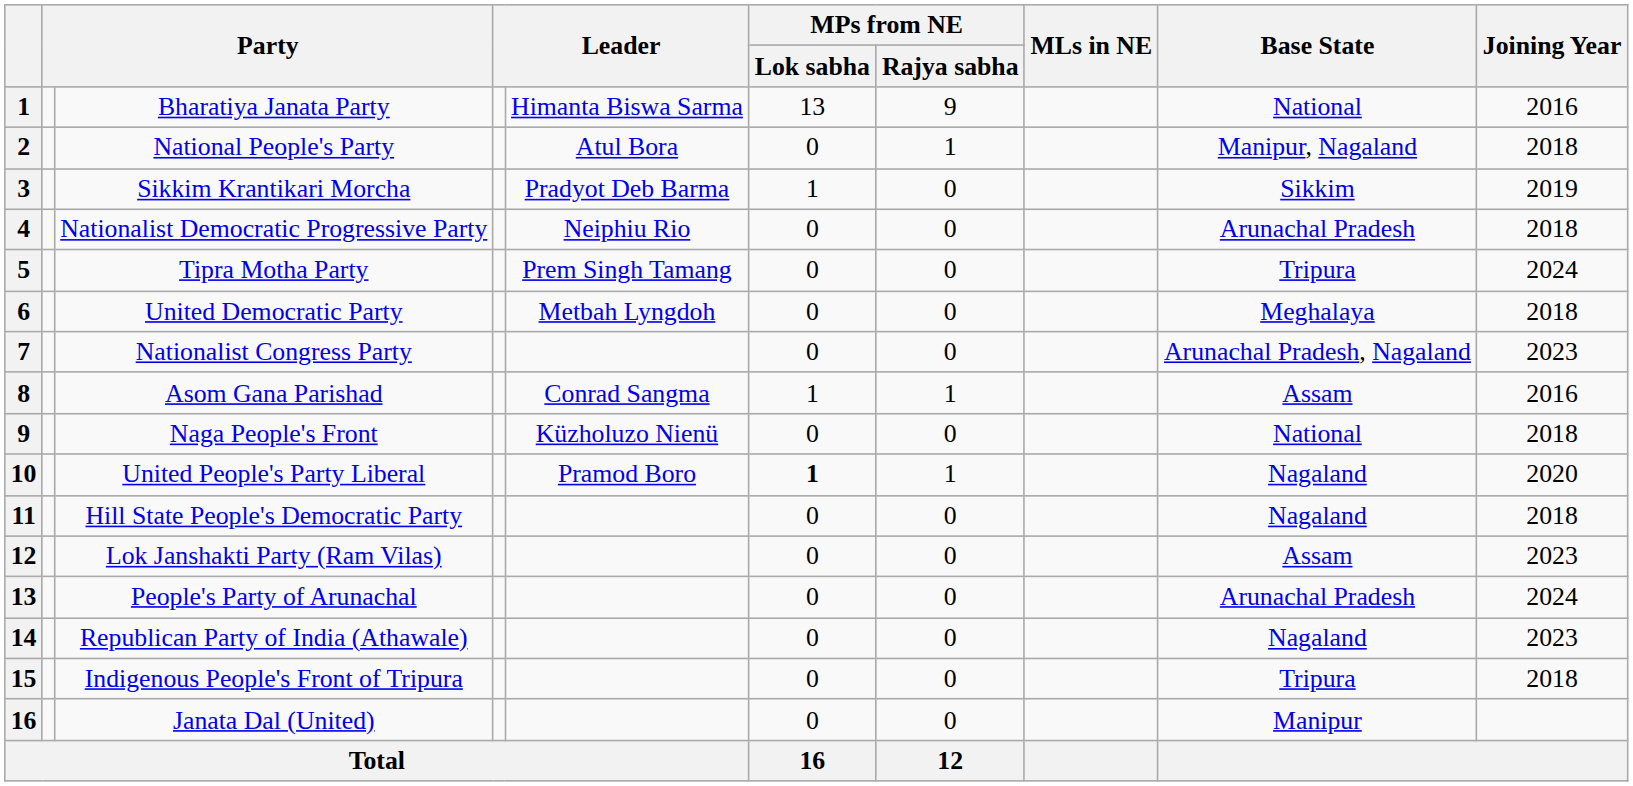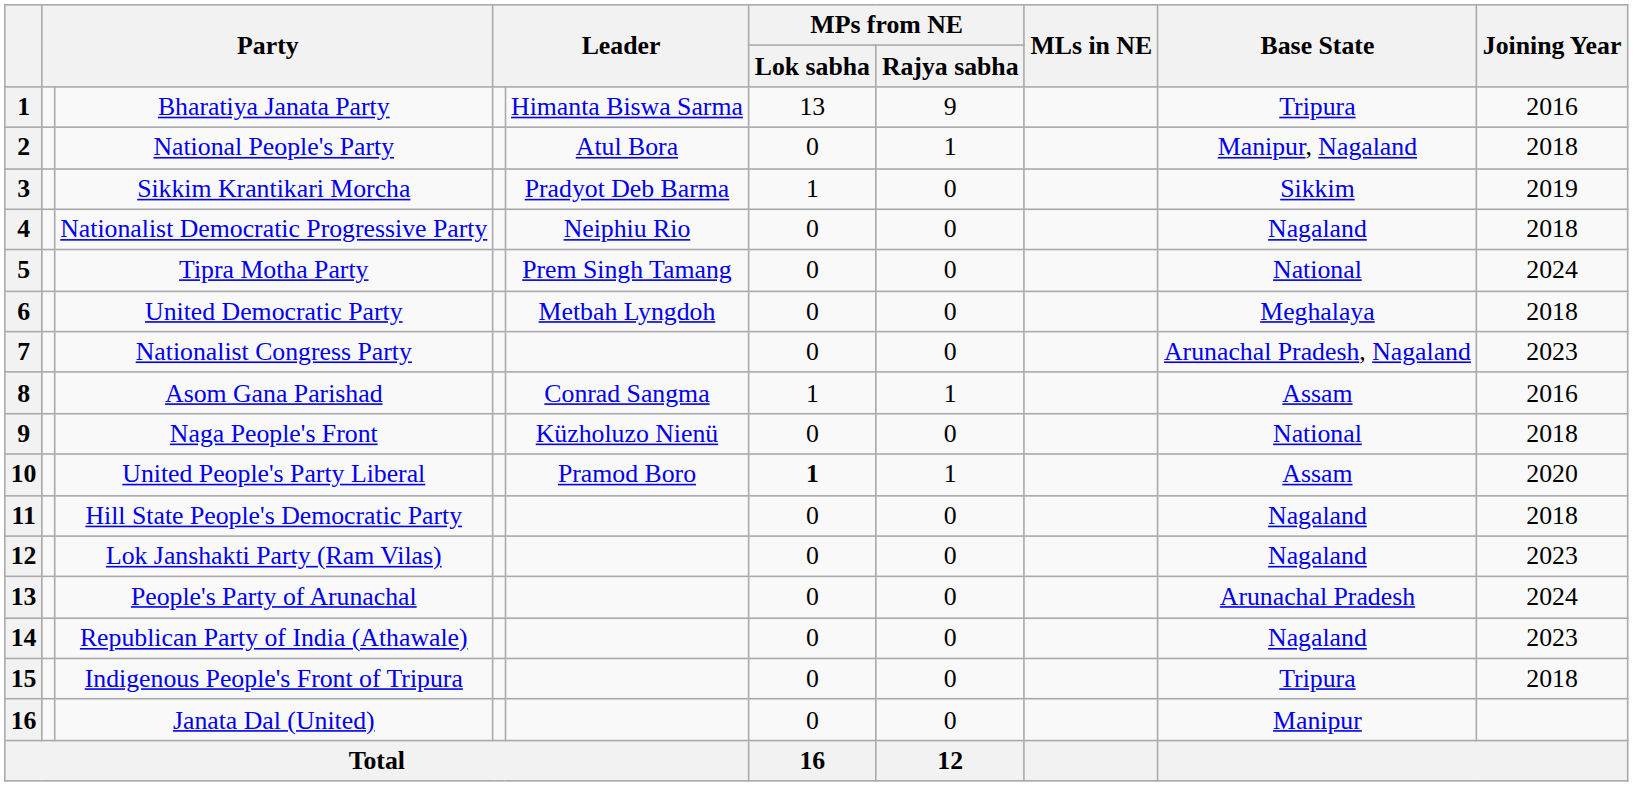(1317, 106) National -> (1317, 106) Tripura
(1317, 229) Arunachal Pradesh -> (1317, 229) Nagaland
(1317, 270) Tripura -> (1317, 270) National
(1317, 474) Nagaland -> (1317, 474) Assam
(1317, 556) Assam -> (1317, 556) Nagaland
